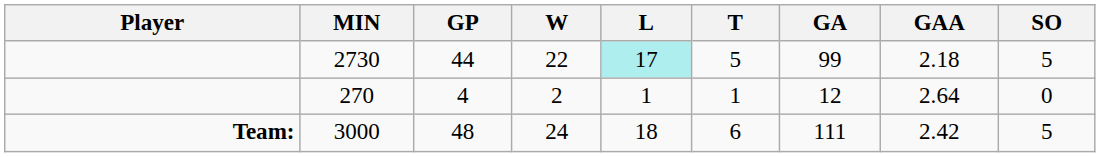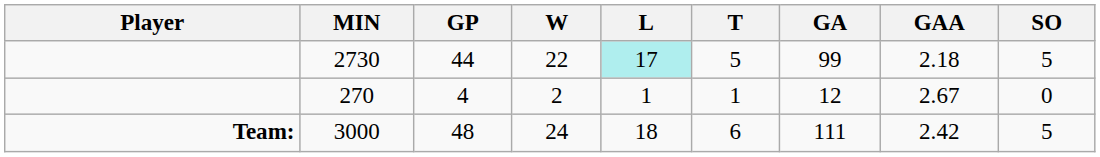(939, 95) 2.64 -> (939, 95) 2.67
